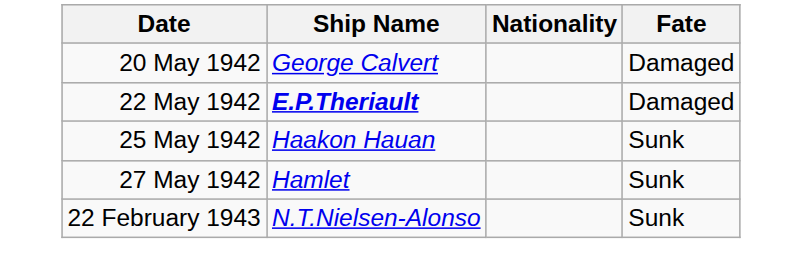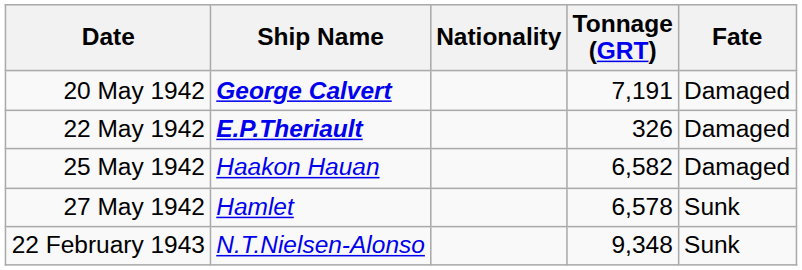+ column: (623, 37)
(355, 62) normal -> (304, 90) bold
(656, 140) Sunk -> (737, 167) Damaged
